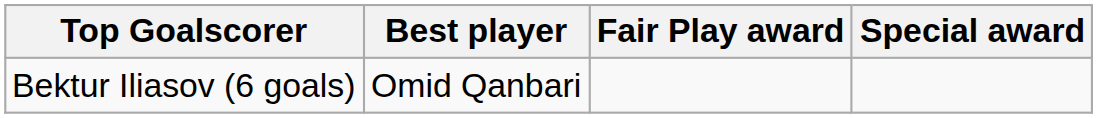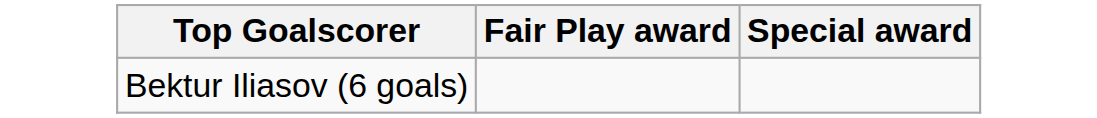- column: (476, 31)
